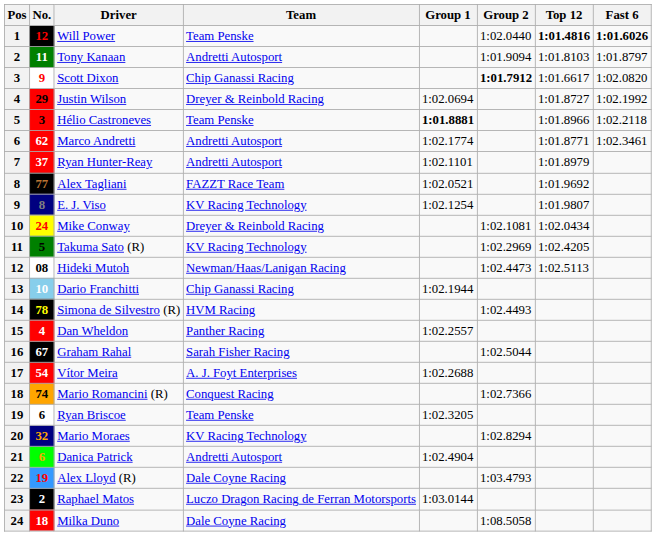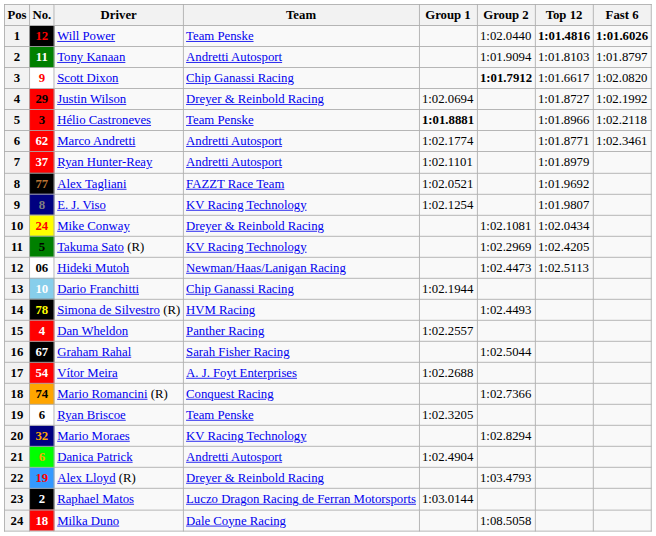(42, 267) 08 -> (42, 267) 06
(236, 478) Dale Coyne Racing -> (255, 478) Dreyer & Reinbold Racing
